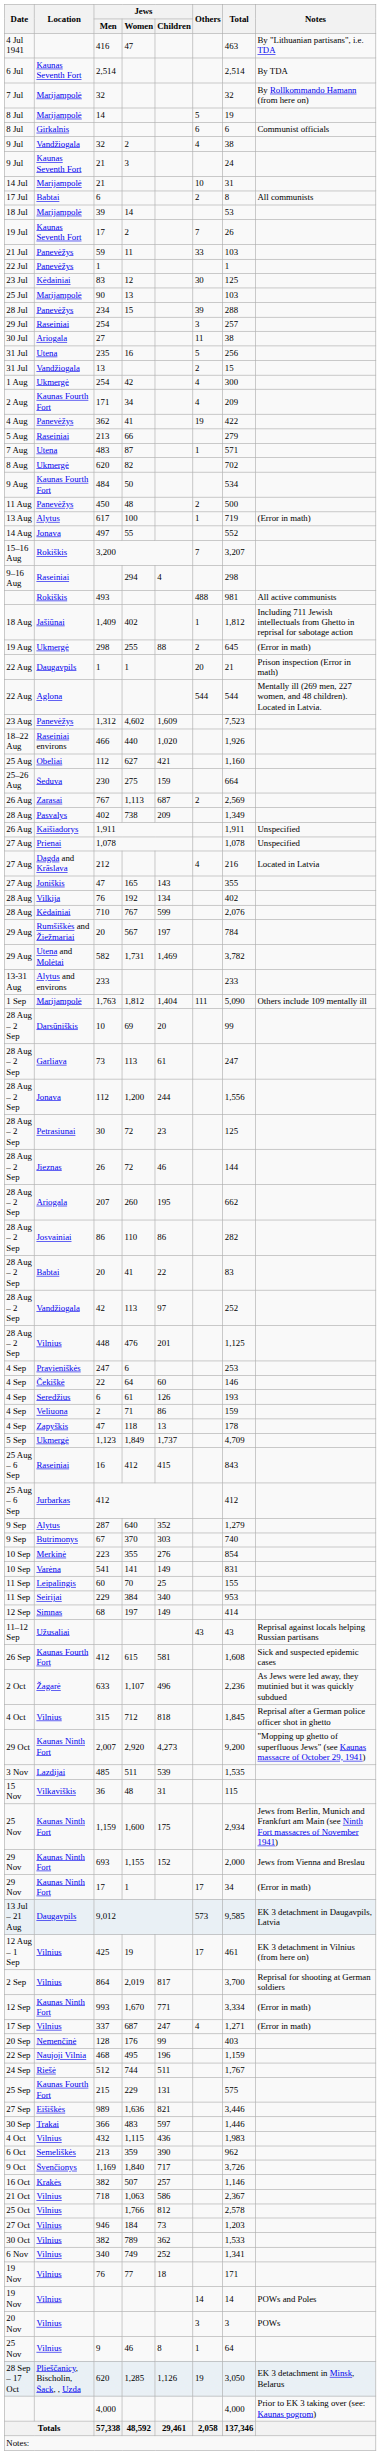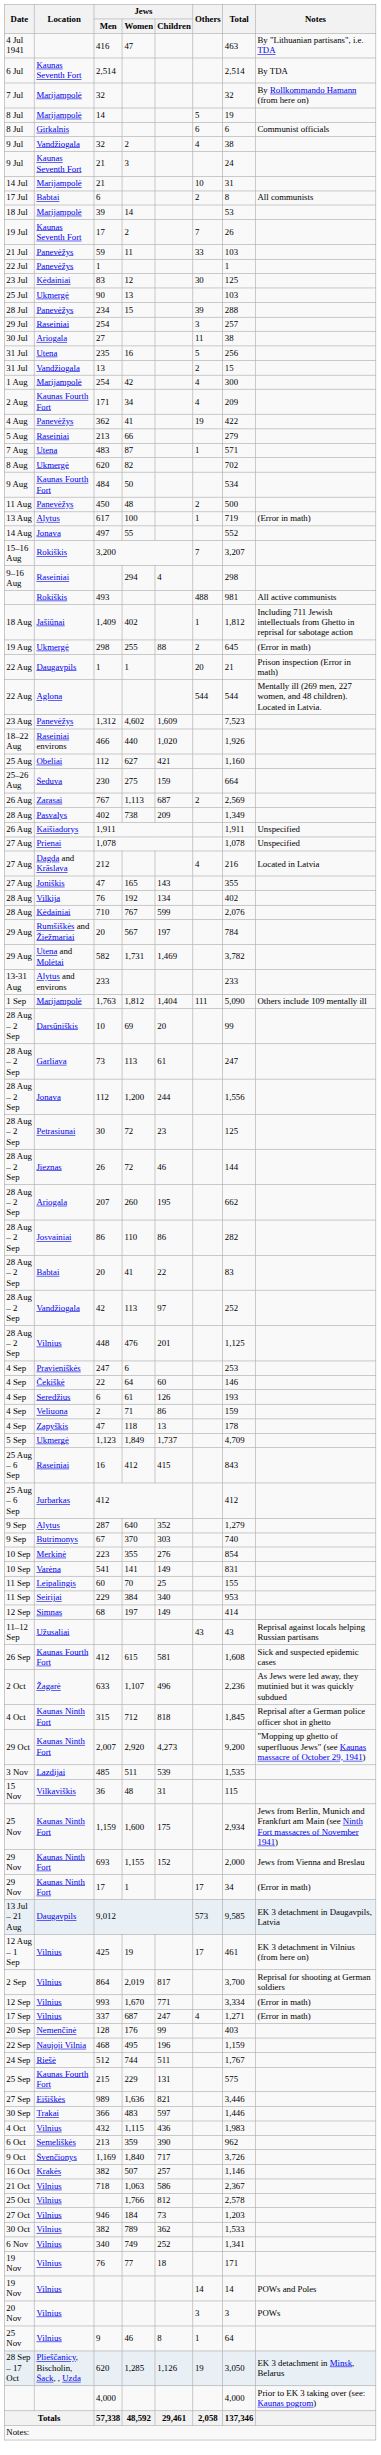(59, 295) Marijampolė -> (53, 295) Ukmergė
(53, 382) Ukmergė -> (59, 382) Marijampolė
(49, 1717) Vilnius -> (61, 1717) Kaunas Ninth Fort
(61, 2007) Kaunas Ninth Fort -> (49, 2002) Vilnius
